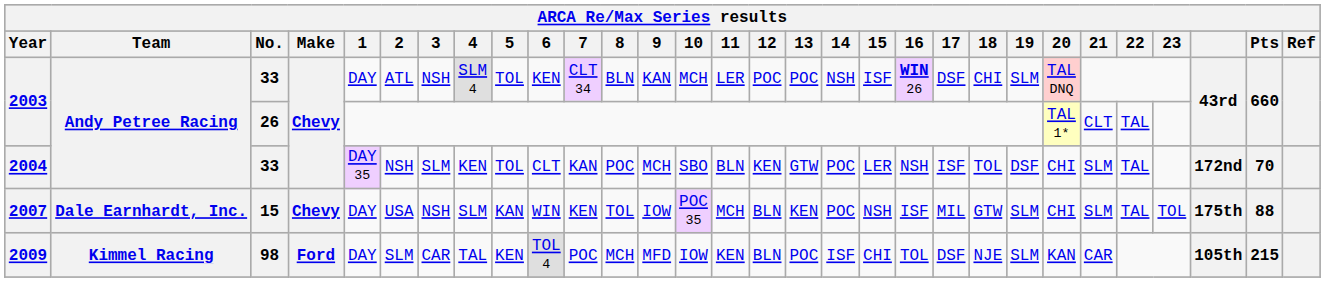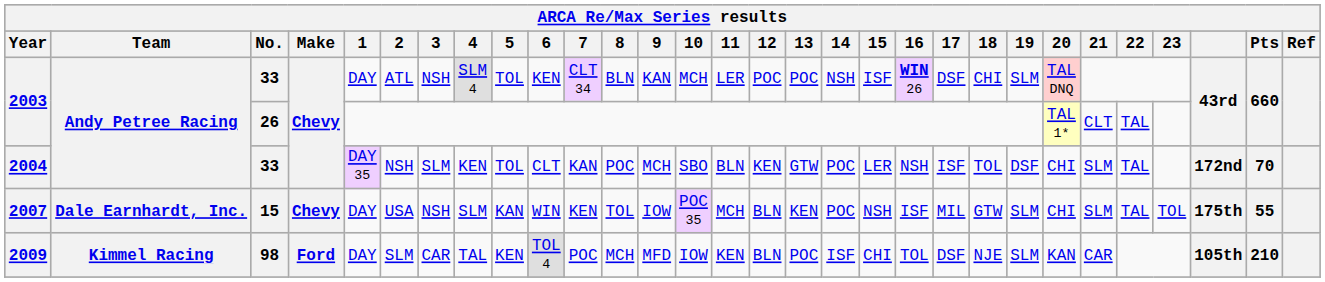(1265, 211) 88 -> (1265, 211) 55
(1265, 255) 215 -> (1265, 255) 210
